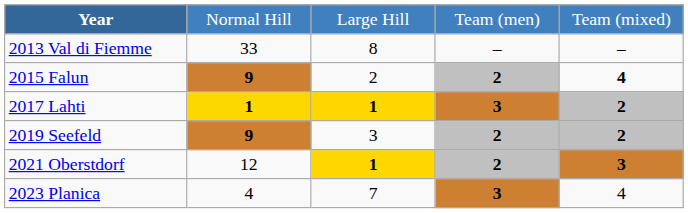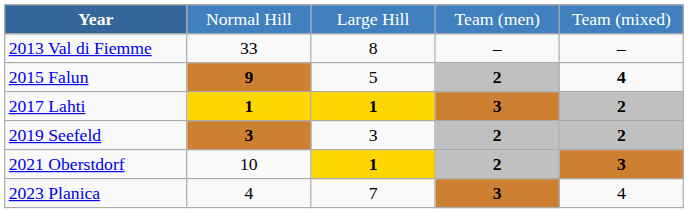(373, 77) 2 -> (373, 77) 5
(249, 135) 9 -> (249, 135) 3
(249, 164) 12 -> (249, 164) 10
